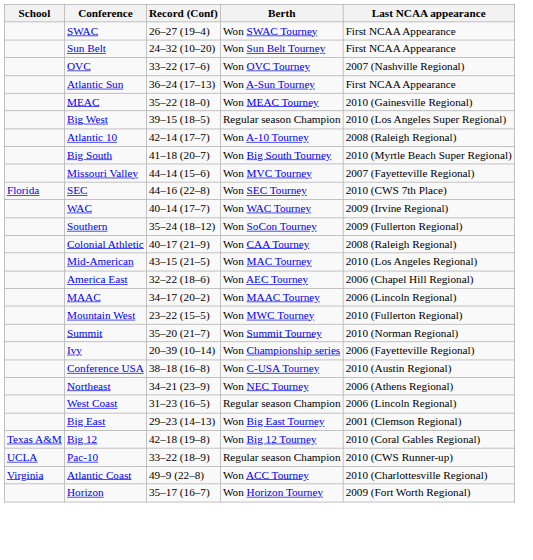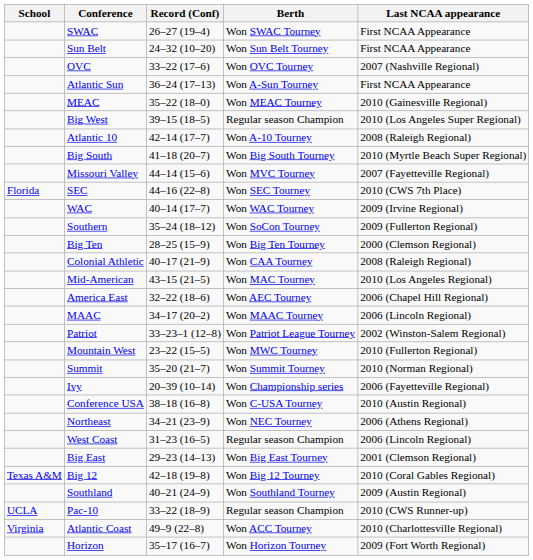+ row: (85, 244)
+ row: (82, 333)
+ row: (90, 492)
